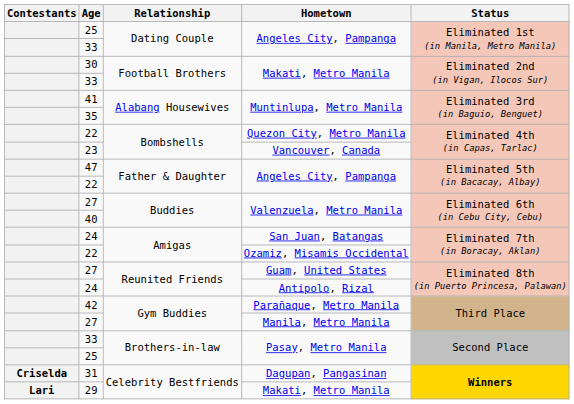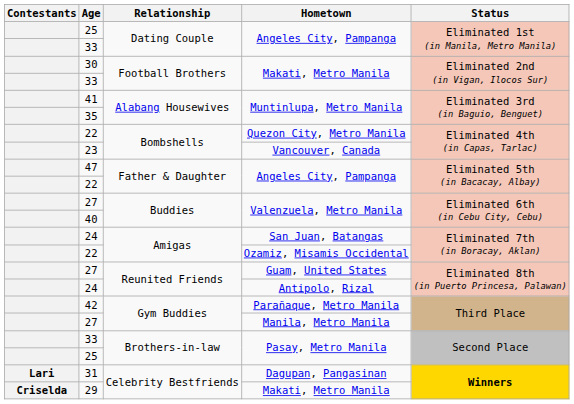(42, 373) Criselda -> (42, 373) Lari
(42, 391) Lari -> (42, 391) Criselda
